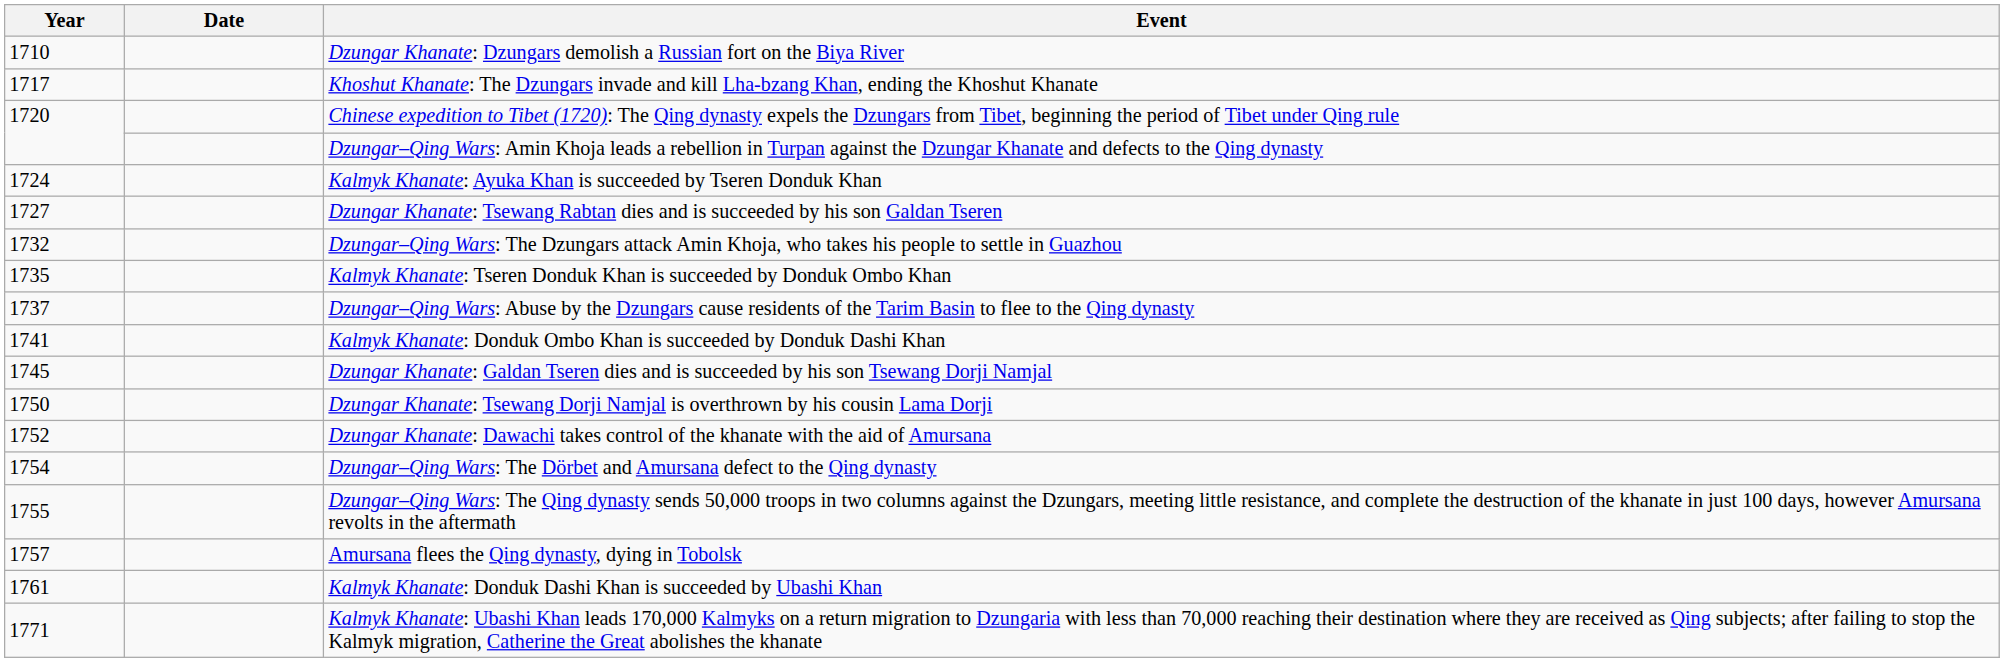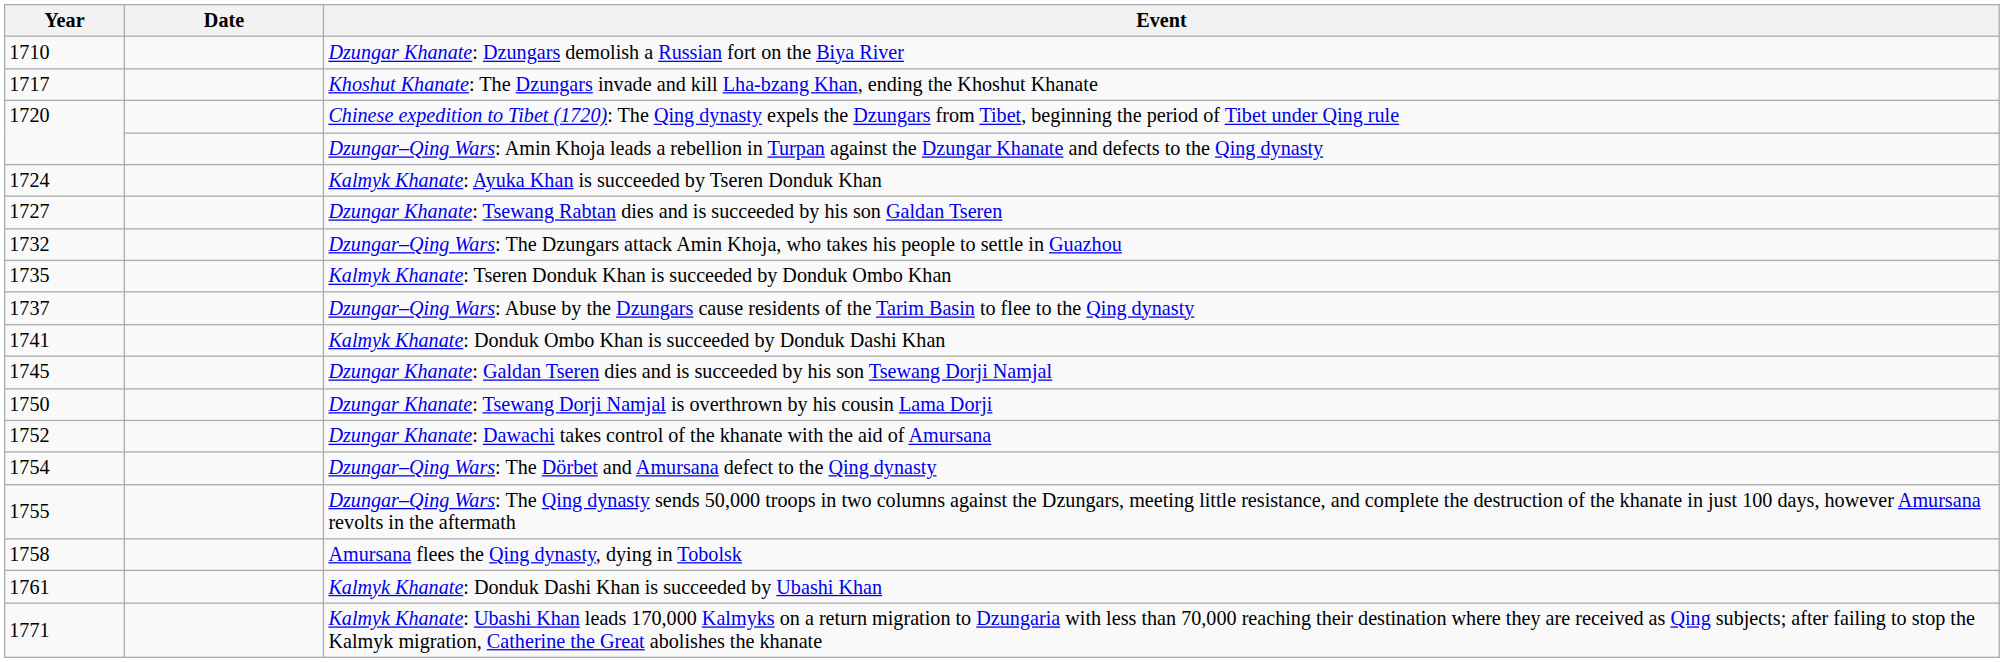(29, 554) 1757 -> (29, 554) 1758
